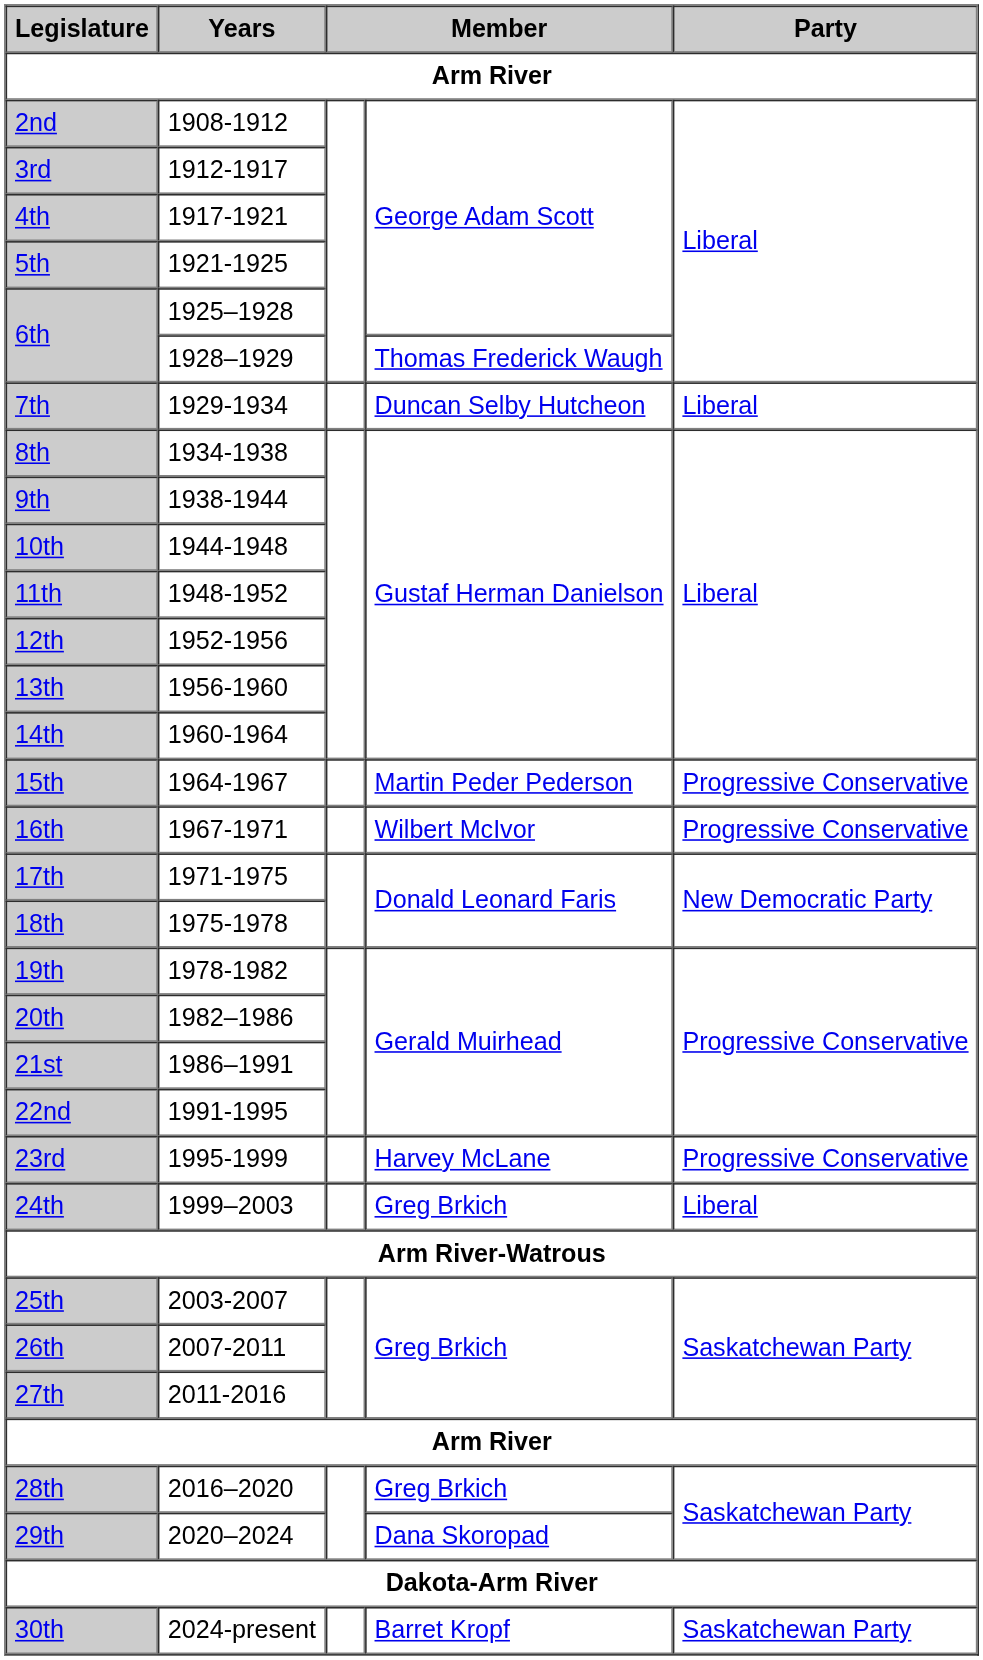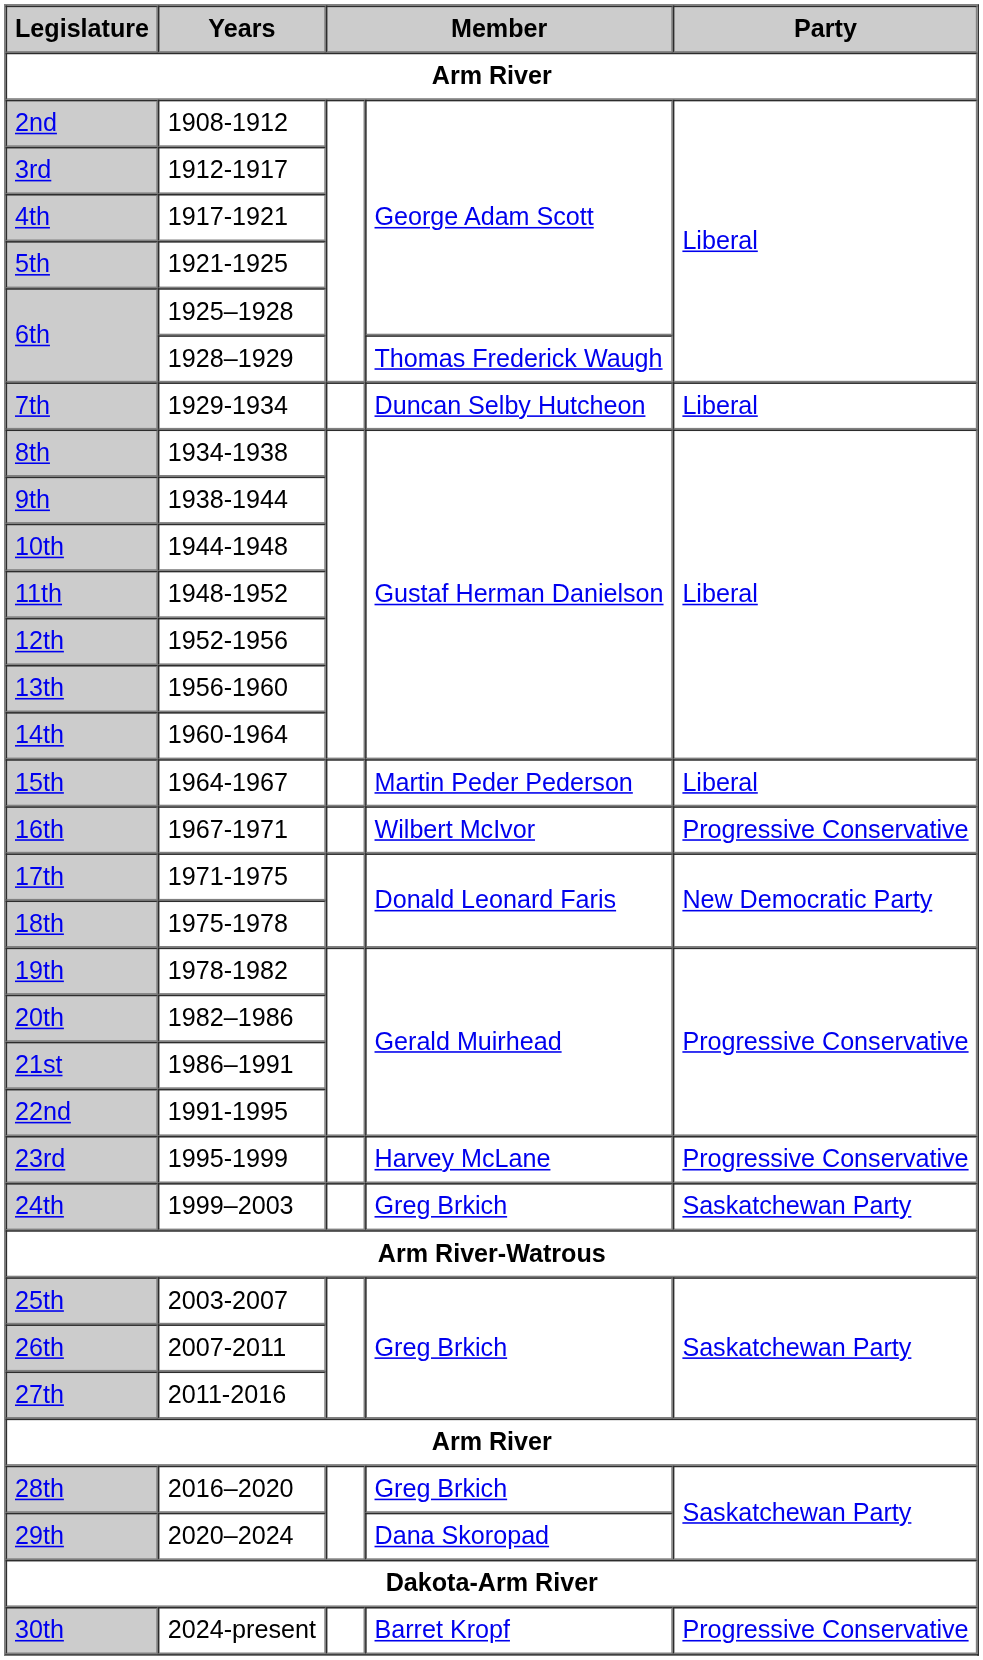(825, 782) Progressive Conservative -> (720, 782) Liberal
(720, 1206) Liberal -> (797, 1206) Saskatchewan Party
(797, 1630) Saskatchewan Party -> (825, 1630) Progressive Conservative
